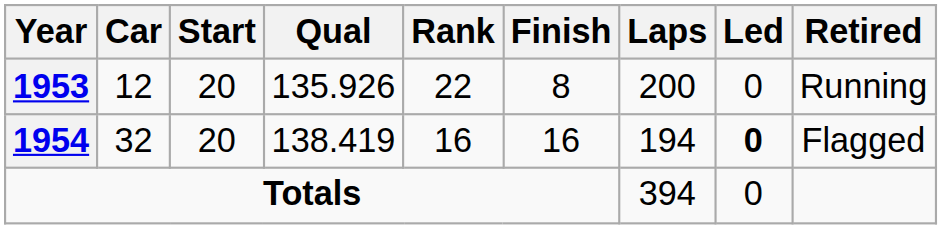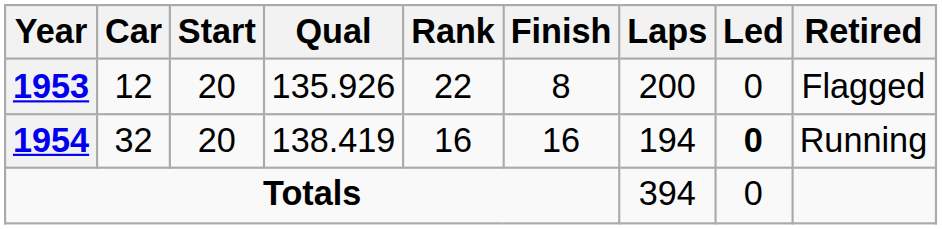(863, 85) Running -> (863, 85) Flagged
(863, 140) Flagged -> (863, 140) Running
